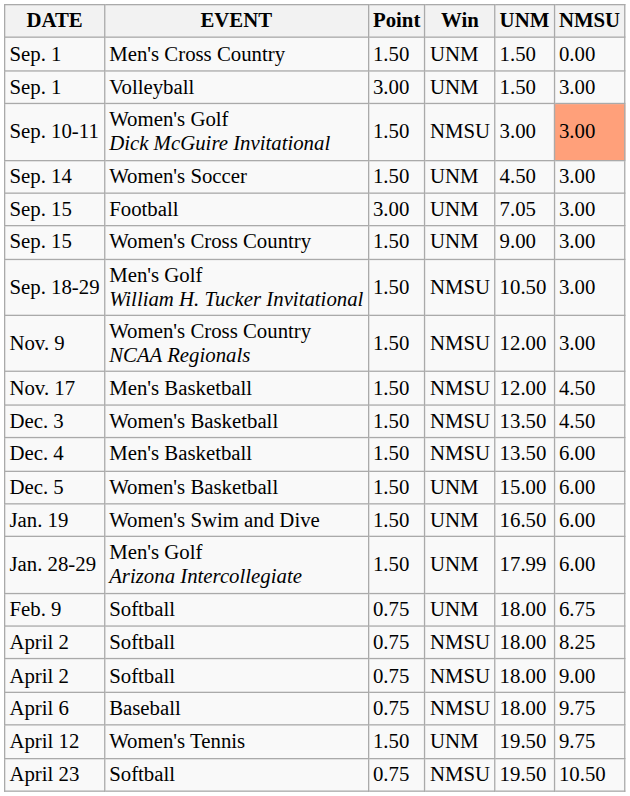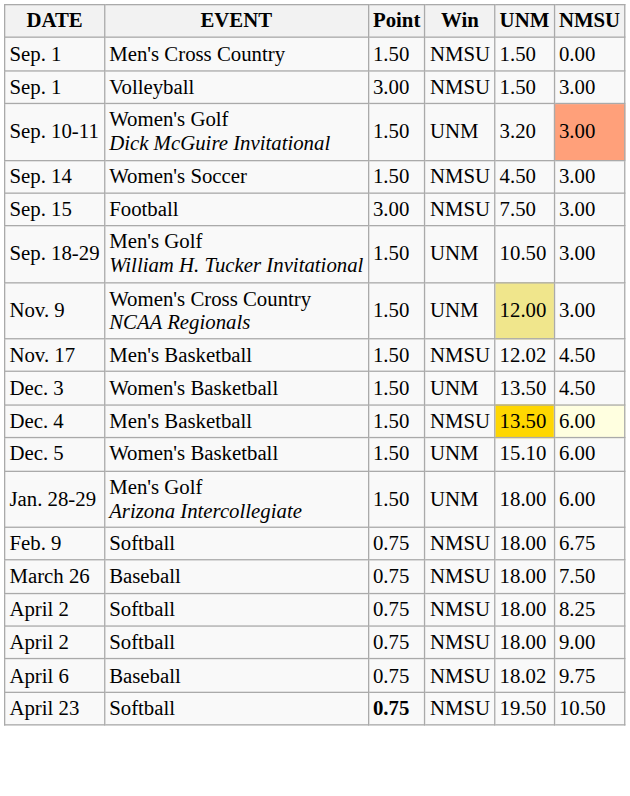(454, 53) UNM -> (460, 53) NMSU
(454, 86) UNM -> (460, 86) NMSU
(460, 131) NMSU -> (454, 131) UNM
(518, 131) 3.00 -> (518, 131) 3.20
(454, 176) UNM -> (460, 176) NMSU
(454, 209) UNM -> (460, 209) NMSU
(518, 209) 7.05 -> (518, 209) 7.50
- row: (41, 242)
(460, 287) NMSU -> (454, 254) UNM
(460, 343) NMSU -> (454, 310) UNM
(523, 343) no background -> (523, 310) khaki background
(523, 388) 12.00 -> (523, 355) 12.02
(460, 421) NMSU -> (454, 388) UNM
(523, 454) no background -> (523, 421) gold background
(577, 454) no background -> (577, 421) lightyellow background
(523, 487) 15.00 -> (523, 454) 15.10
- row: (39, 520)
(523, 564) 17.99 -> (523, 498) 18.00
(454, 609) UNM -> (460, 543) NMSU
+ row: (50, 576)
(523, 708) 18.00 -> (523, 675) 18.02
- row: (44, 741)
(391, 774) normal -> (391, 708) bold
